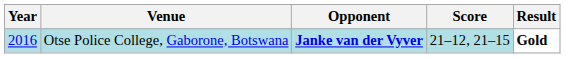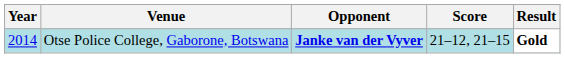(22, 40) 2016 -> (22, 40) 2014
